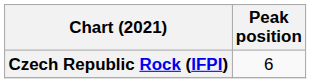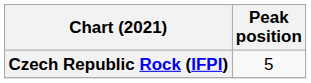(269, 63) 6 -> (269, 63) 5
